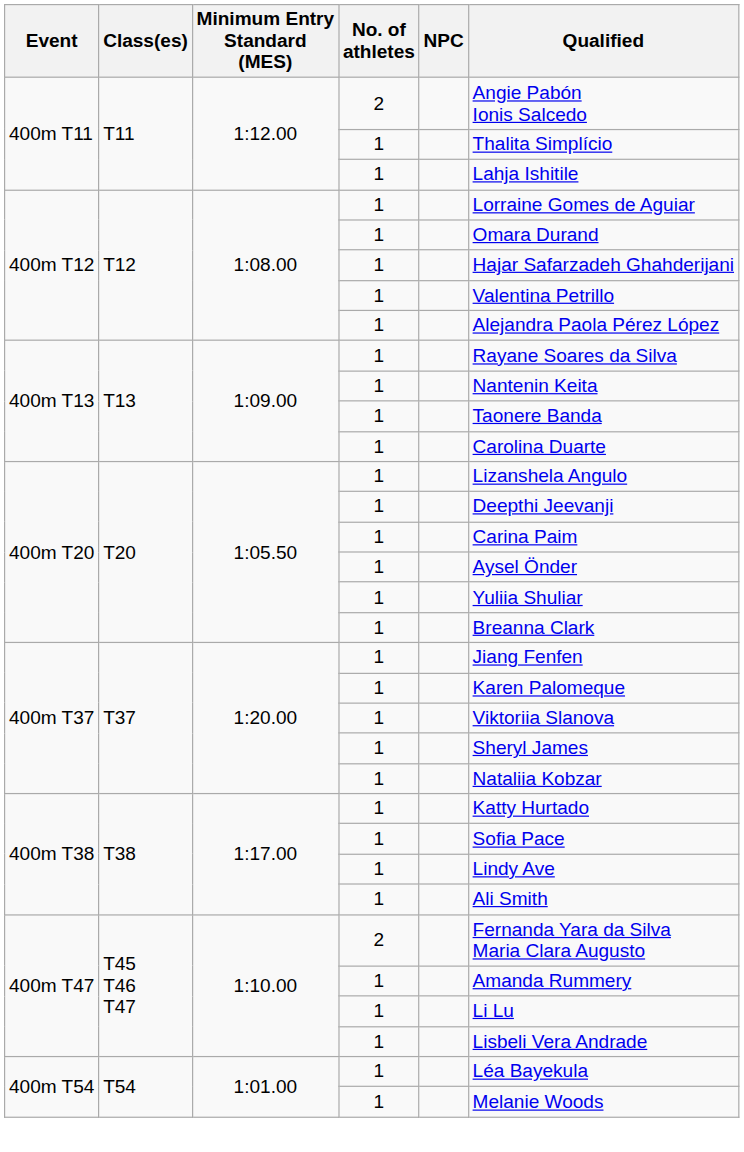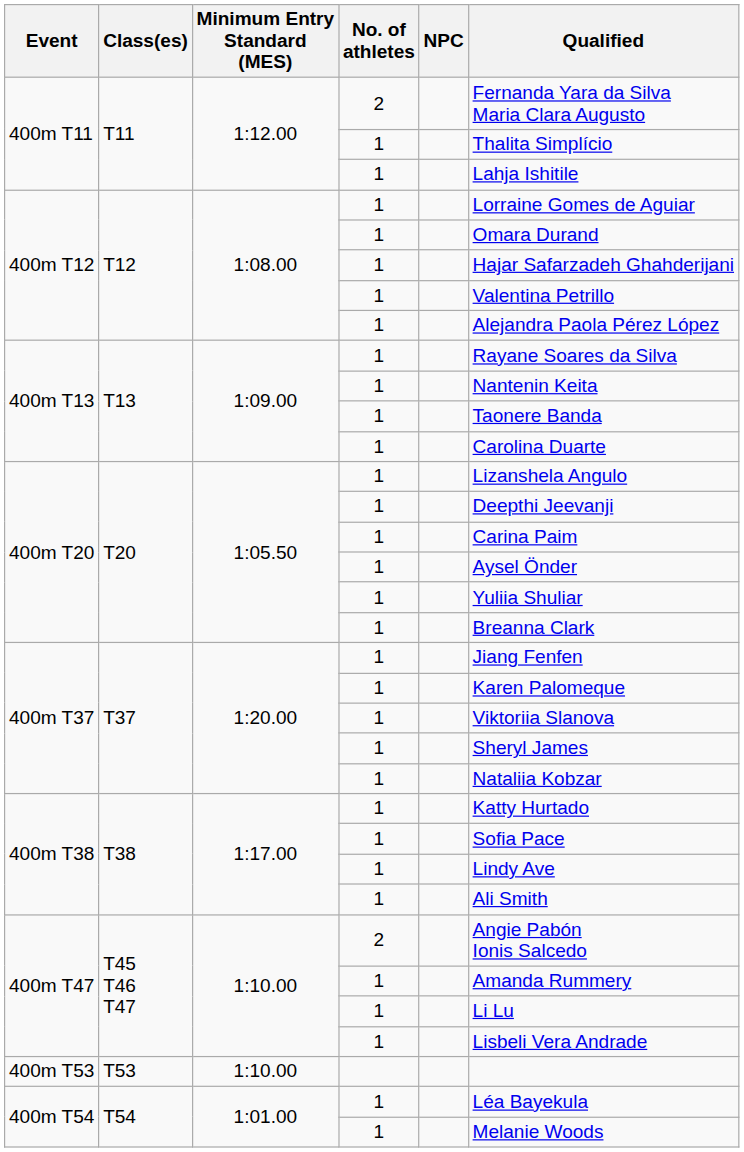(530, 103) Angie Pabón Ionis Salcedo -> (572, 103) Fernanda Yara da Silva Maria Clara Augusto
(572, 940) Fernanda Yara da Silva Maria Clara Augusto -> (530, 940) Angie Pabón Ionis Salcedo
+ row: (52, 1071)
